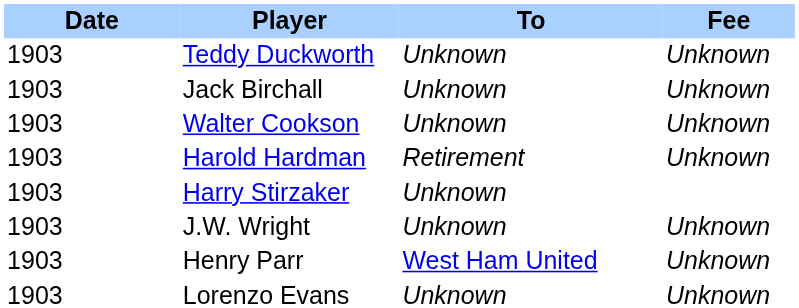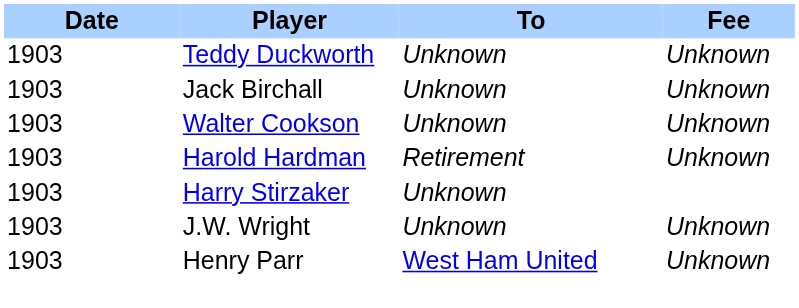- row: (266, 295)
